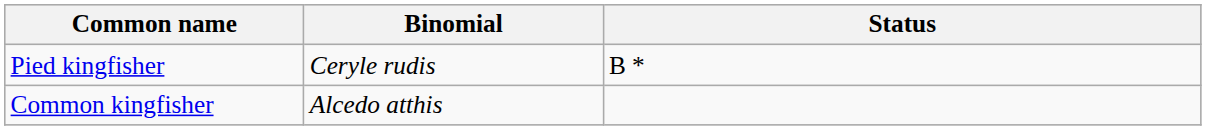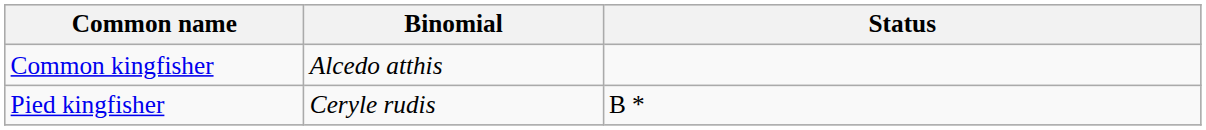rows swapped: (112, 104) <-> (88, 64)
